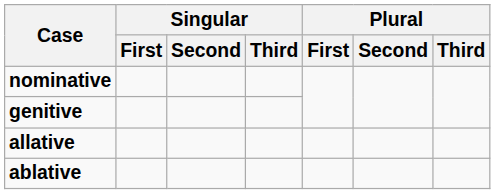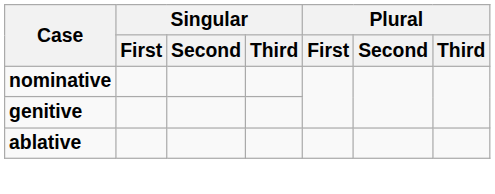- row: (42, 142)
